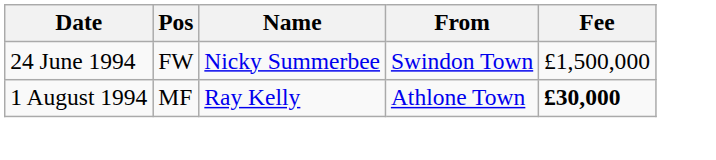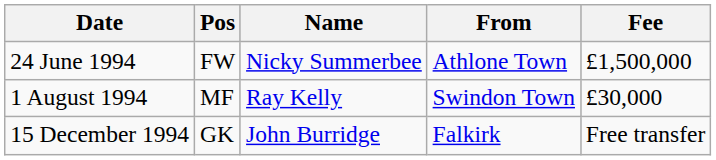(462, 60) Swindon Town -> (500, 60) Athlone Town
(458, 97) Athlone Town -> (504, 97) Swindon Town
(582, 97) bold -> (624, 97) normal
+ row: (100, 135)
